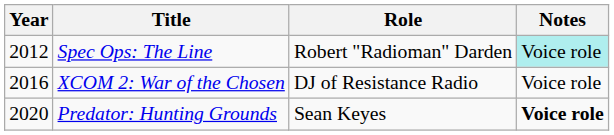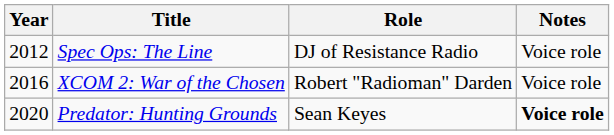(403, 51) Robert "Radioman" Darden -> (386, 51) DJ of Resistance Radio
(561, 51) paleturquoise background -> (561, 51) no background
(386, 82) DJ of Resistance Radio -> (403, 82) Robert "Radioman" Darden
